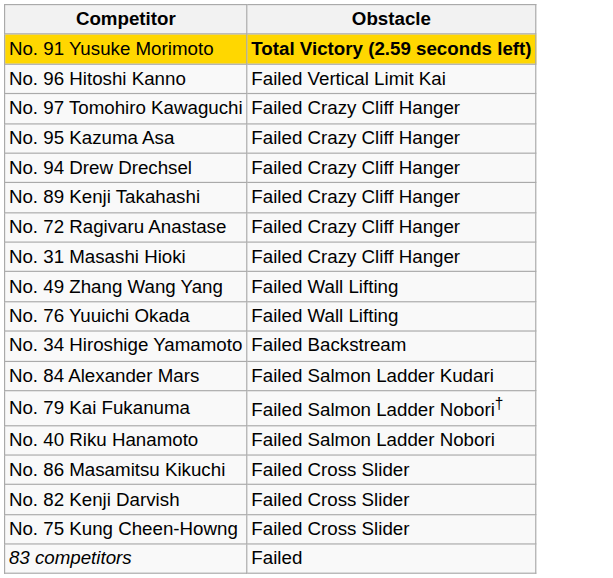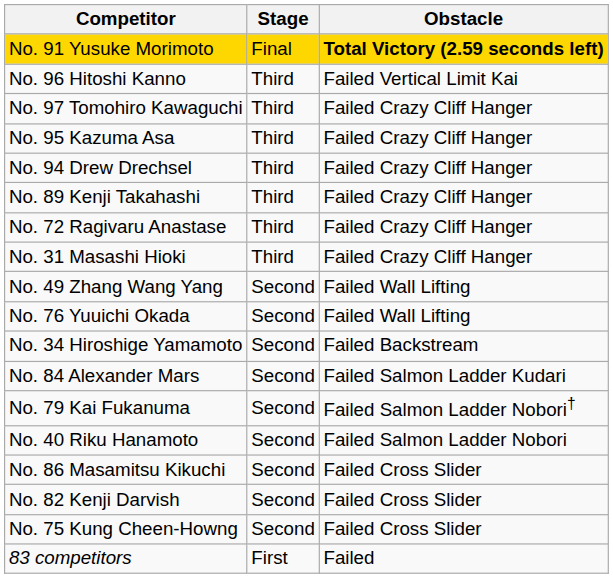+ column: (283, 19)
